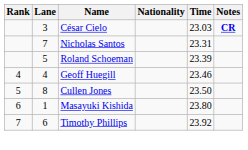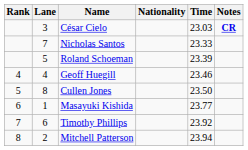(201, 43) 23.31 -> (201, 43) 23.33
(201, 106) 23.80 -> (201, 106) 23.77
+ row: (97, 138)
